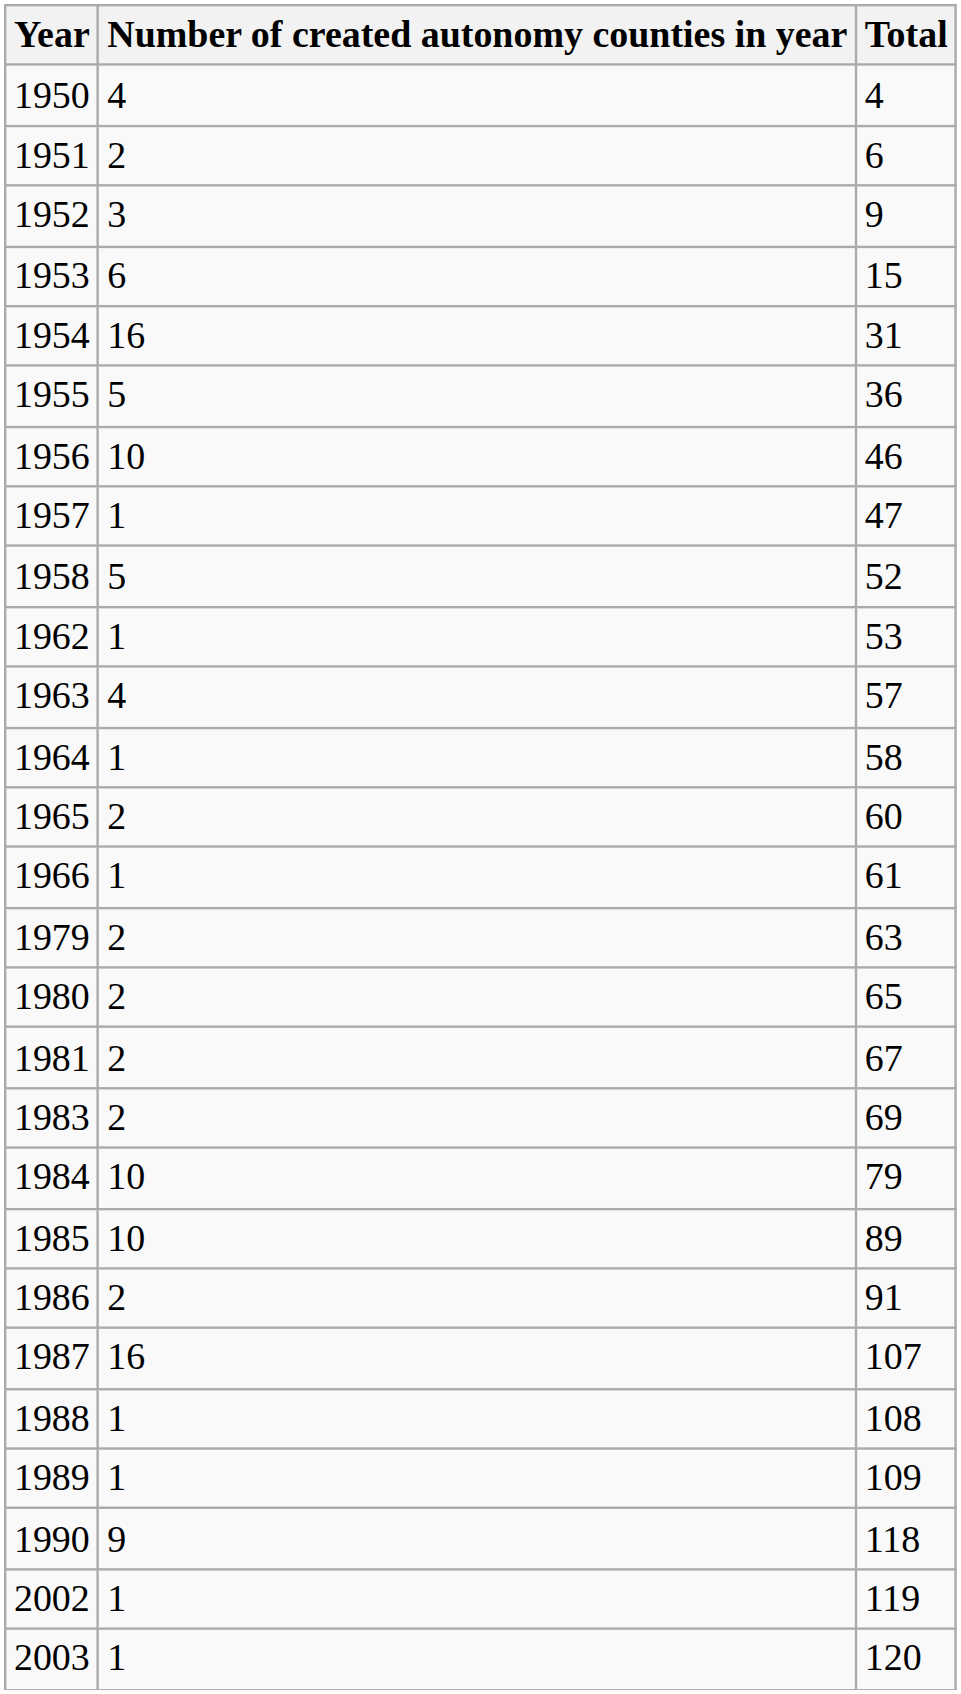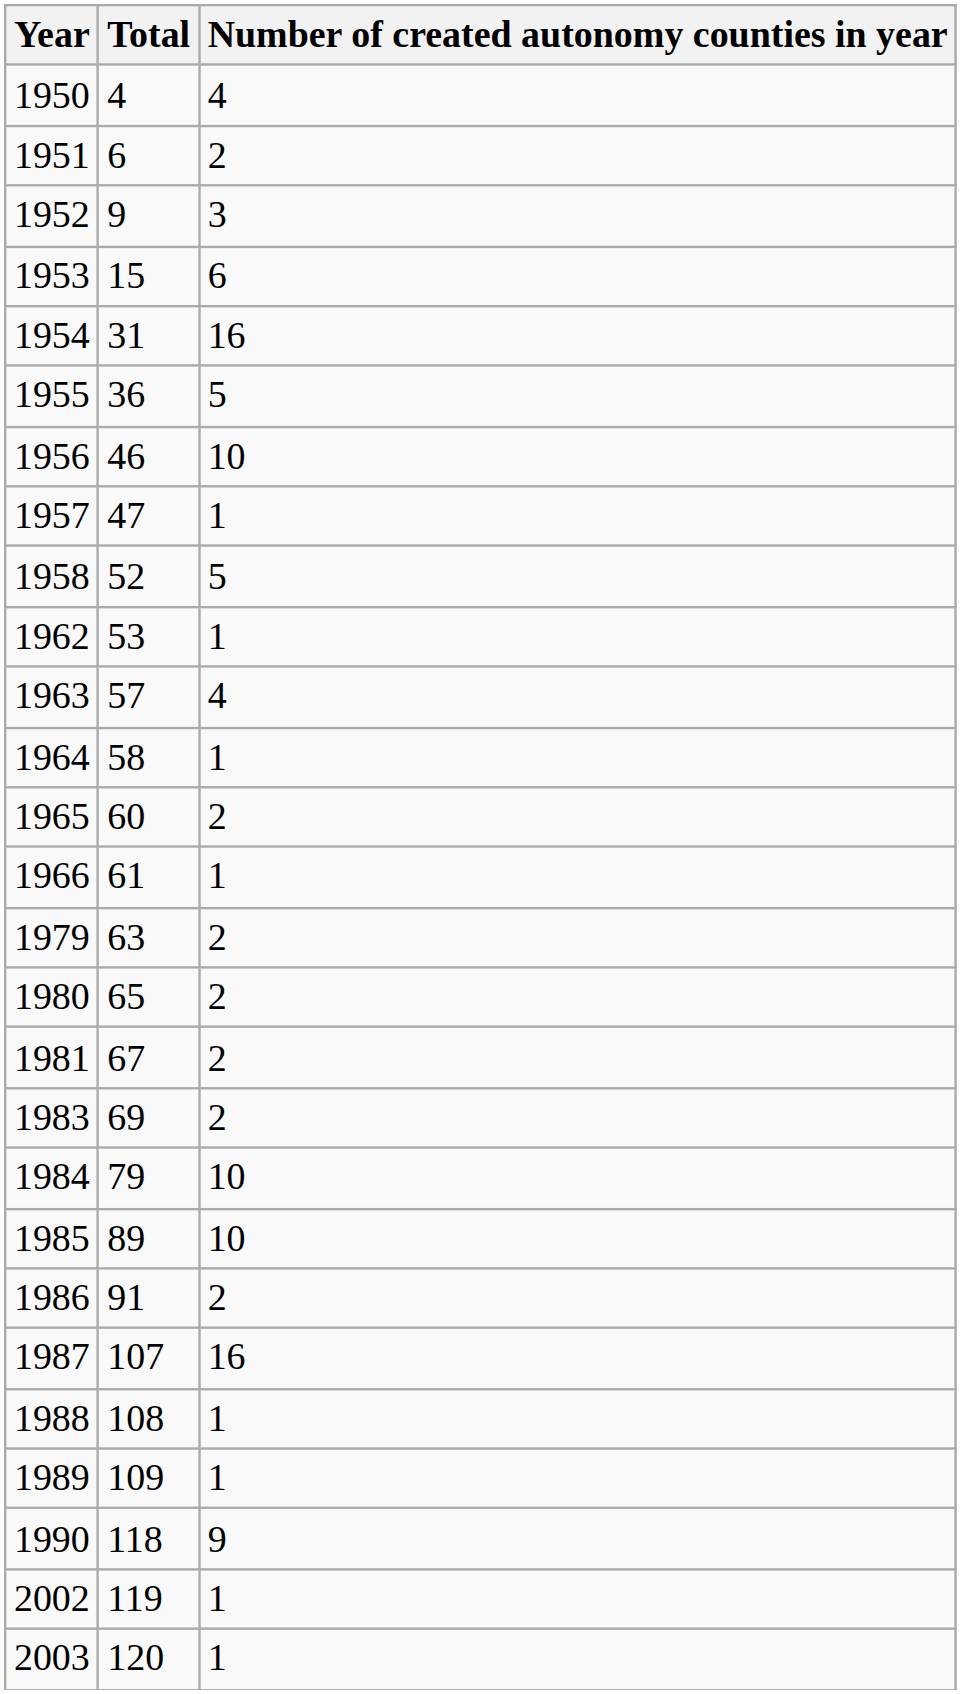columns swapped: (477, 34) <-> (906, 34)
